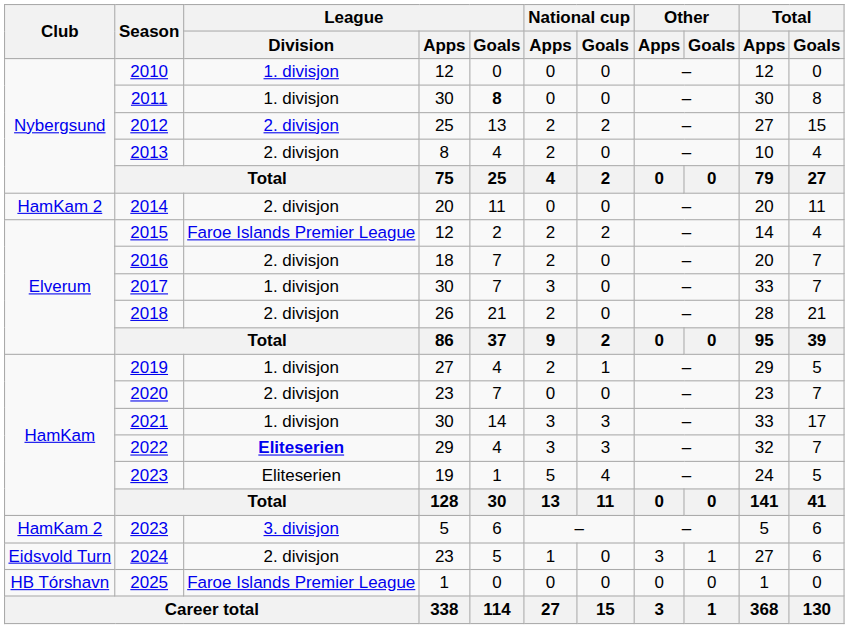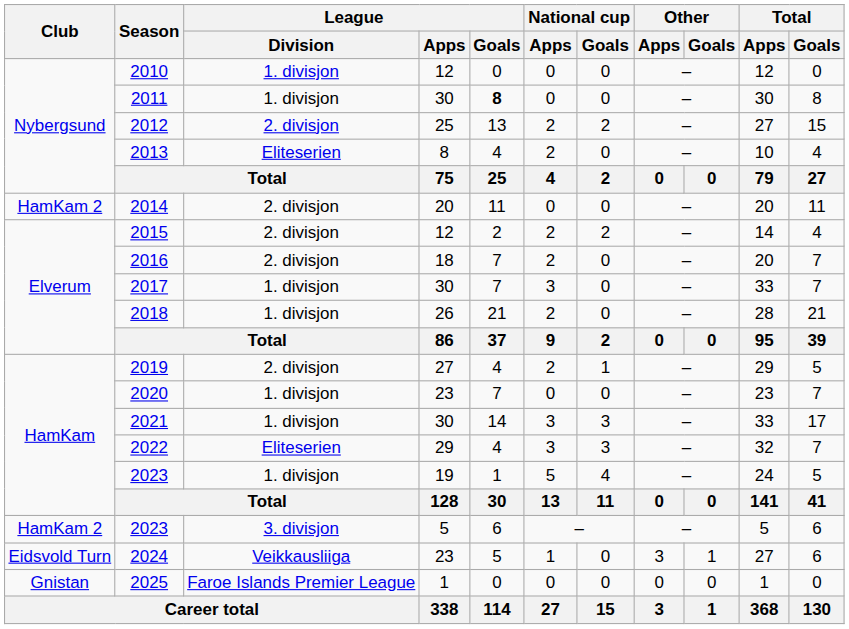(301, 152) 2. divisjon -> (301, 152) Eliteserien
(301, 233) Faroe Islands Premier League -> (301, 233) 2. divisjon
(301, 313) 2. divisjon -> (301, 313) 1. divisjon
(301, 367) 1. divisjon -> (301, 367) 2. divisjon
(301, 394) 2. divisjon -> (301, 394) 1. divisjon
(301, 448) bold -> (301, 448) normal
(301, 475) Eliteserien -> (301, 475) 1. divisjon
(301, 555) 2. divisjon -> (301, 555) Veikkausliiga
(60, 582) HB Tórshavn -> (60, 582) Gnistan
